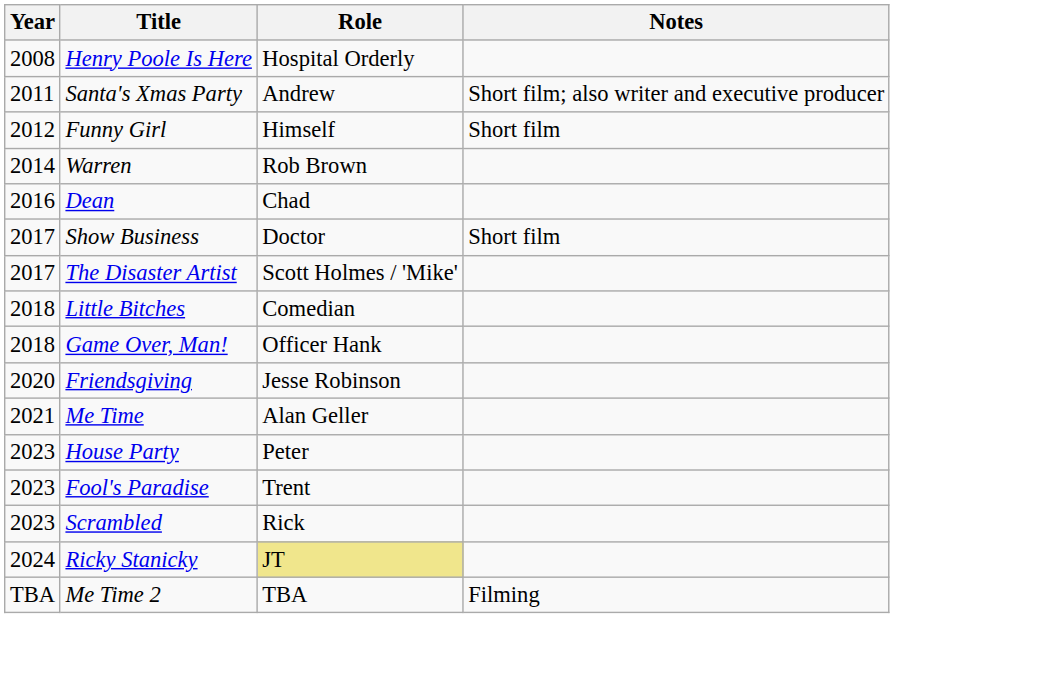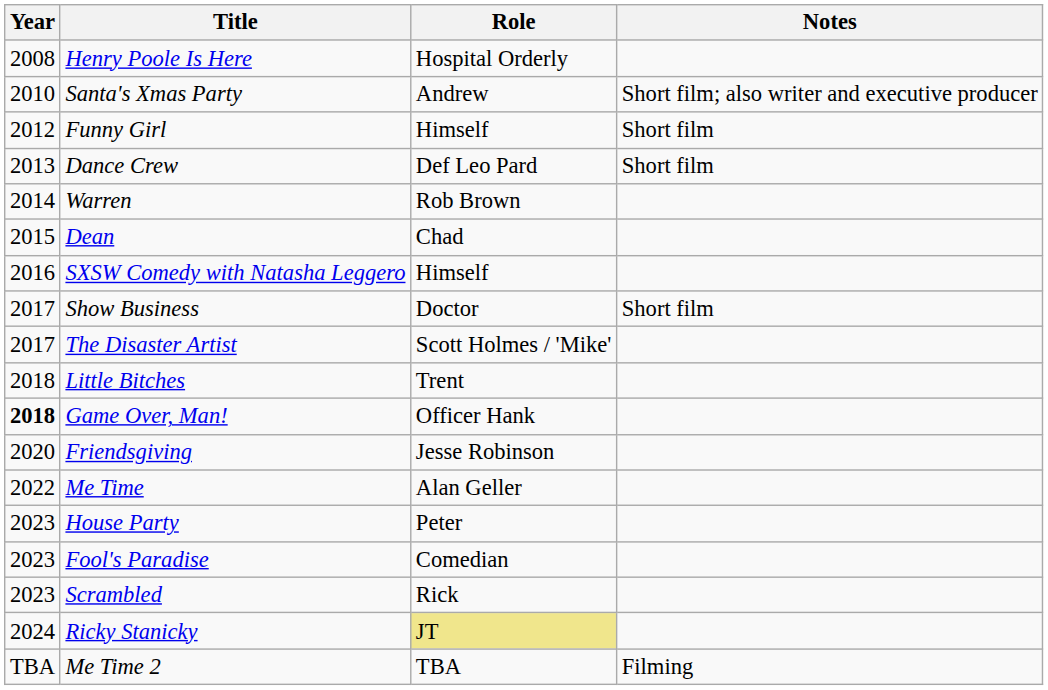(32, 93) 2011 -> (32, 93) 2010
+ row: (122, 165)
(32, 201) 2016 -> (32, 237) 2015
+ row: (235, 272)
(309, 308) Comedian -> (440, 380) Trent
(32, 344) normal -> (32, 415) bold
(32, 415) 2021 -> (32, 487) 2022
(286, 487) Trent -> (462, 559) Comedian
